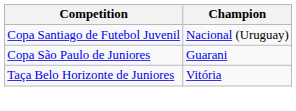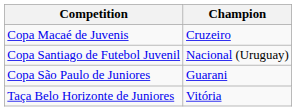+ row: (68, 34)
